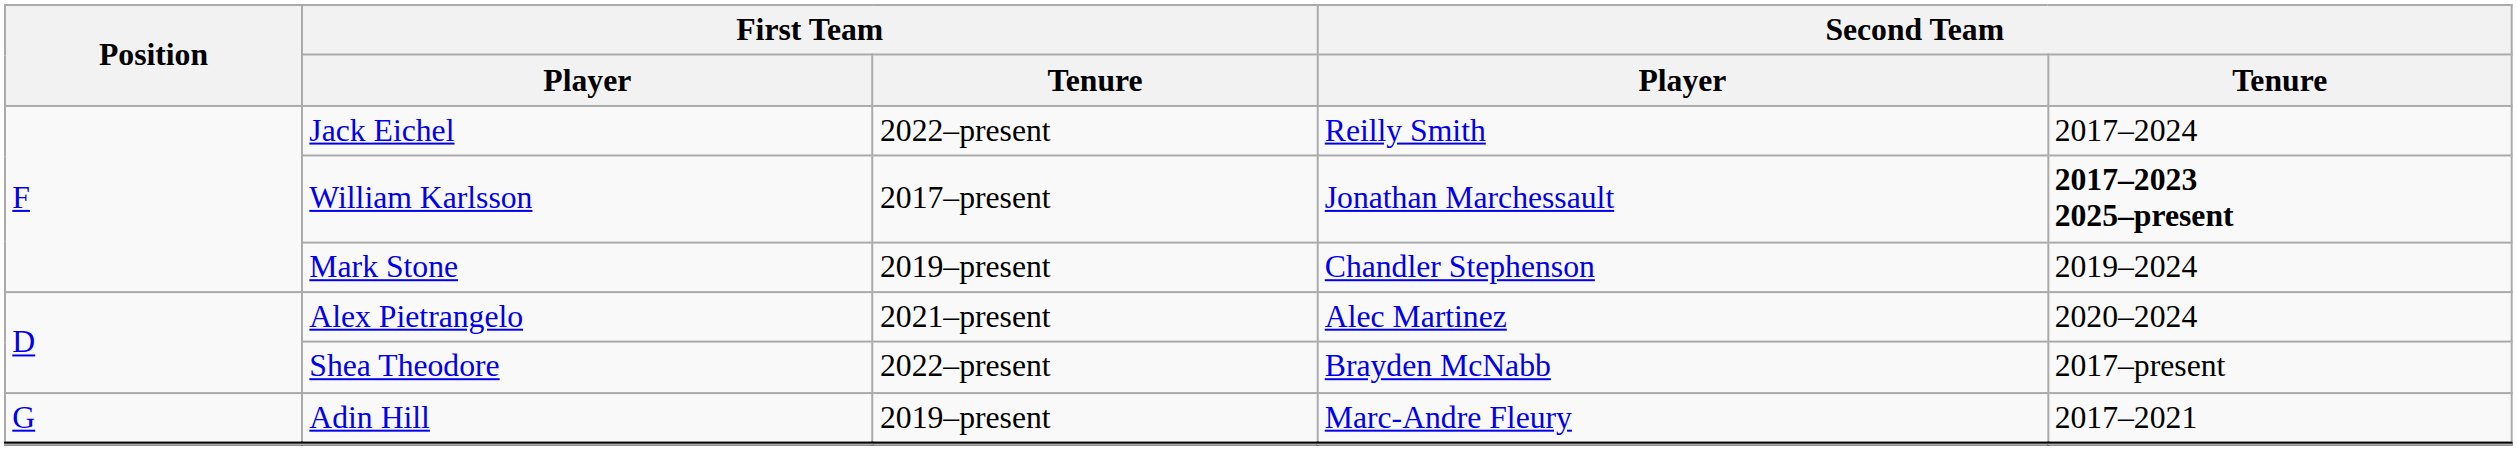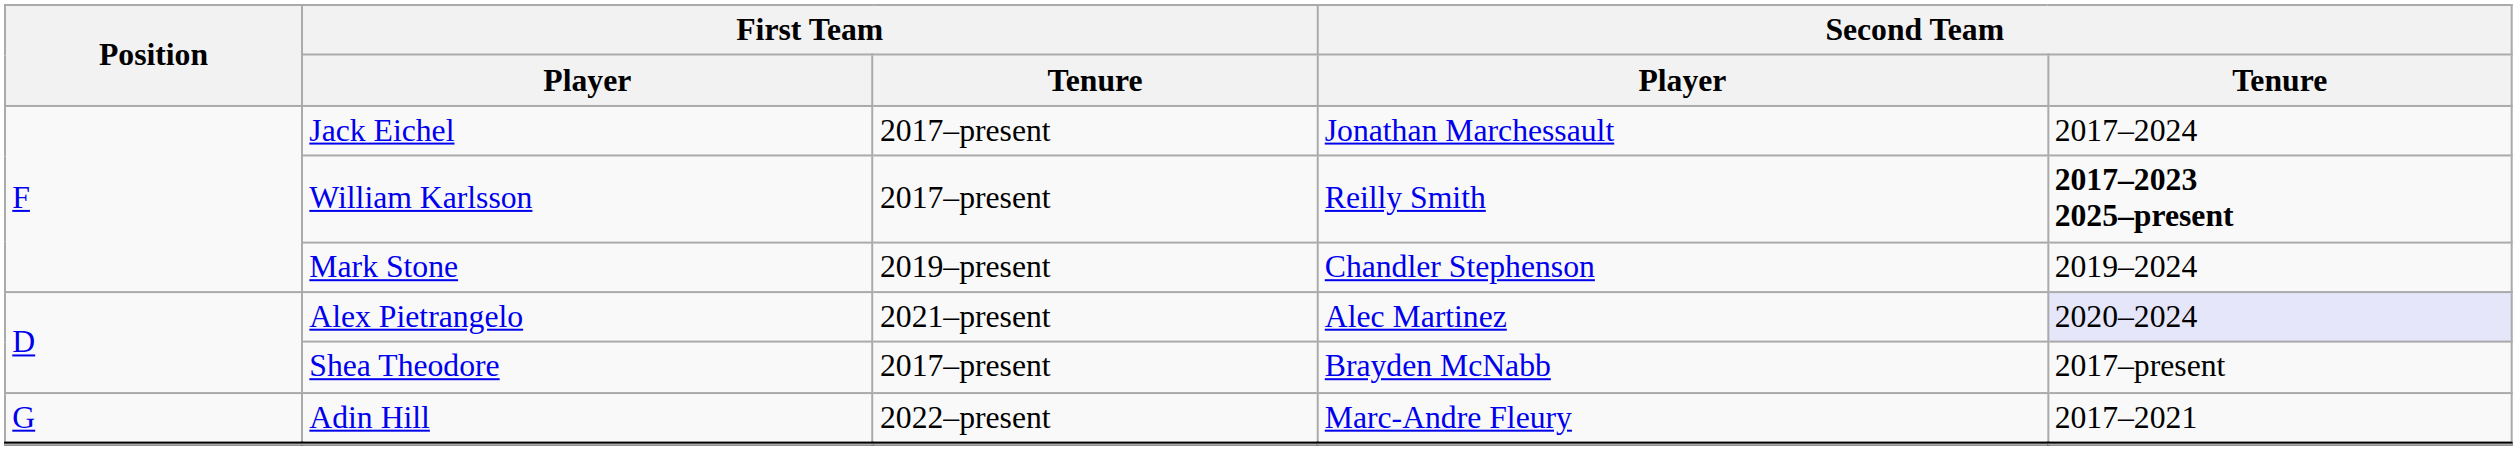(965, 130) 2022–present -> (965, 130) 2017–present
(1405, 130) Reilly Smith -> (1469, 130) Jonathan Marchessault
(1469, 198) Jonathan Marchessault -> (1405, 198) Reilly Smith
(2126, 316) no background -> (2126, 316) lavender background
(965, 366) 2022–present -> (965, 366) 2017–present
(965, 416) 2019–present -> (965, 416) 2022–present
